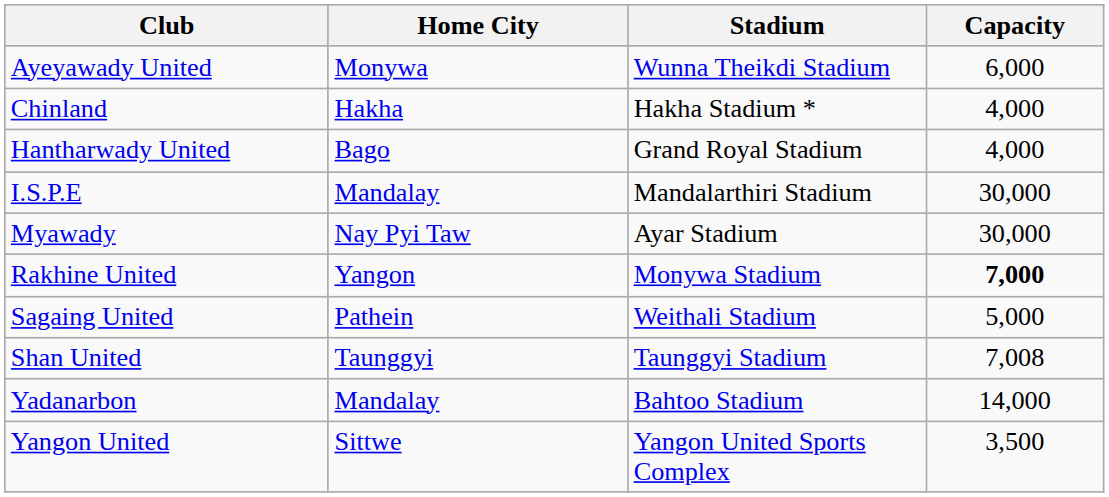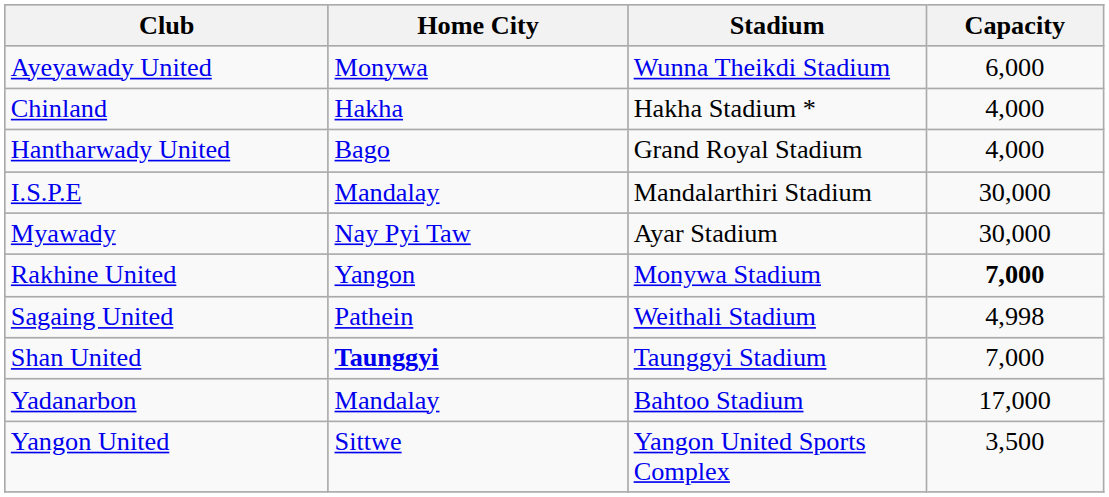(1015, 316) 5,000 -> (1015, 316) 4,998
(384, 358) normal -> (387, 358) bold
(1015, 358) 7,008 -> (1015, 358) 7,000
(1015, 399) 14,000 -> (1015, 399) 17,000
